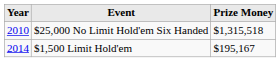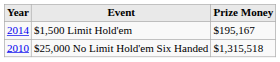rows swapped: (121, 30) <-> (83, 48)
